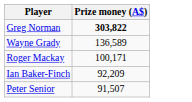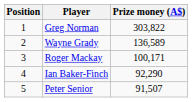+ column: (23, 12)
(111, 27) bold -> (149, 27) normal
(111, 74) 92,209 -> (149, 74) 92,290
